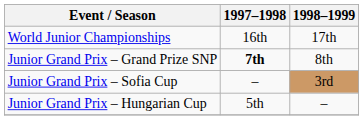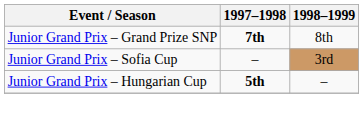- row: (89, 37)
(255, 103) normal -> (255, 81) bold
